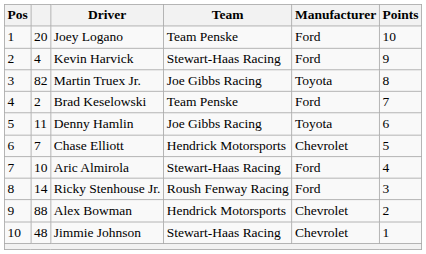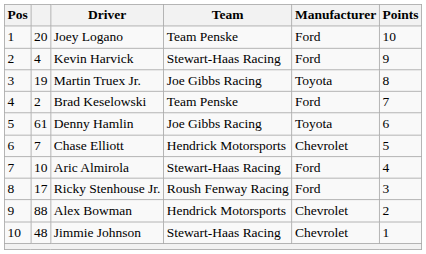(41, 80) 82 -> (41, 80) 19
(40, 123) 11 -> (41, 123) 61
(41, 188) 14 -> (41, 188) 17
